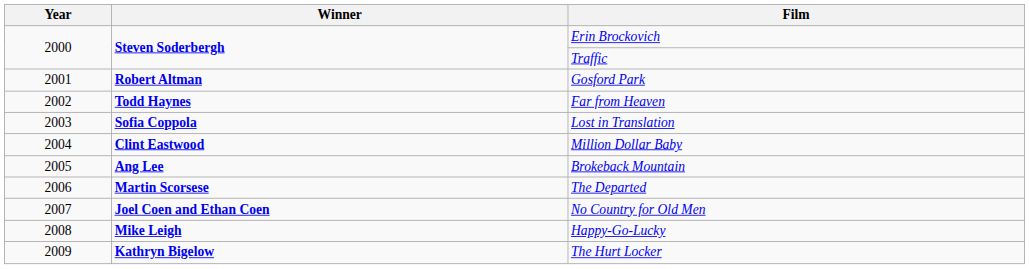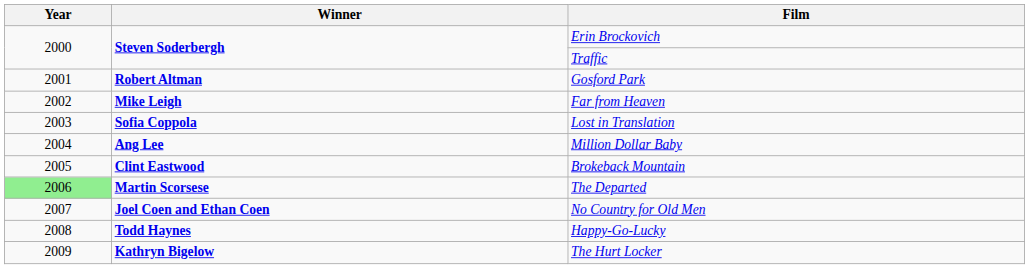(153, 101) Todd Haynes -> (148, 101) Mike Leigh
(159, 144) Clint Eastwood -> (139, 144) Ang Lee
(139, 166) Ang Lee -> (159, 166) Clint Eastwood
(58, 187) no background -> (58, 187) lightgreen background
(148, 230) Mike Leigh -> (153, 230) Todd Haynes
